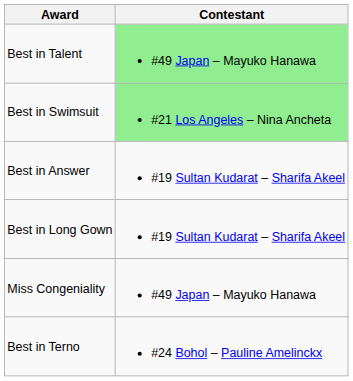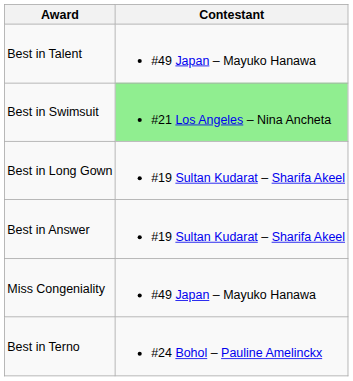(232, 61) lightgreen background -> (232, 61) no background
rows swapped: (48, 171) <-> (60, 229)
